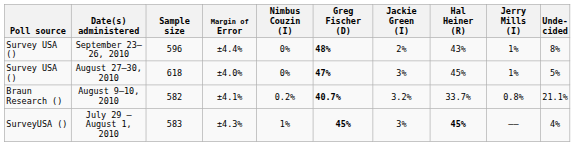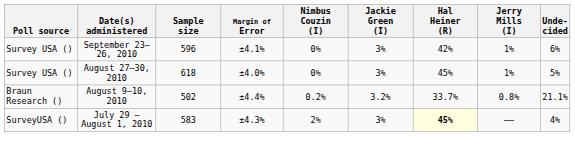- column: (343, 21)
(230, 49) ±4.4% -> (252, 49) ±4.1%
(401, 49) 2% -> (381, 49) 3%
(458, 49) 43% -> (445, 49) 42%
(555, 49) 8% -> (555, 49) 6%
(174, 96) 582 -> (188, 96) 502
(230, 96) ±4.1% -> (252, 96) ±4.4%
(285, 125) 1% -> (316, 120) 2%
(458, 125) no background -> (445, 120) lightyellow background
